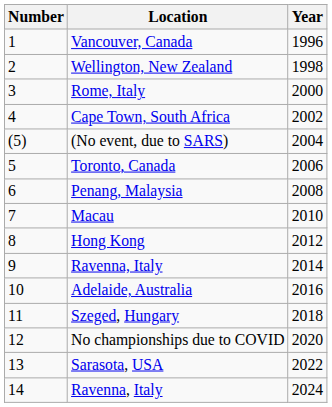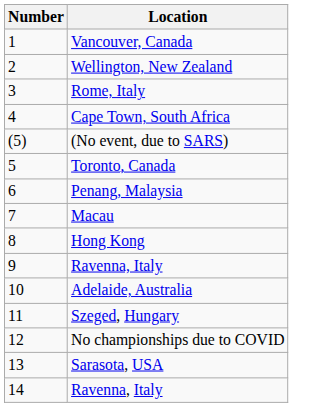- column: (307, 16)
